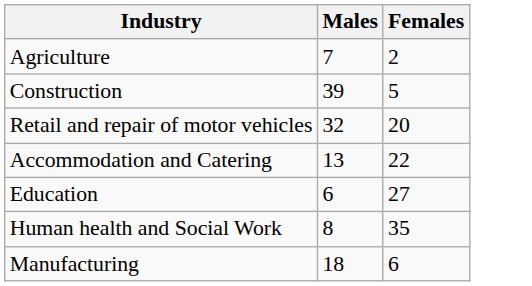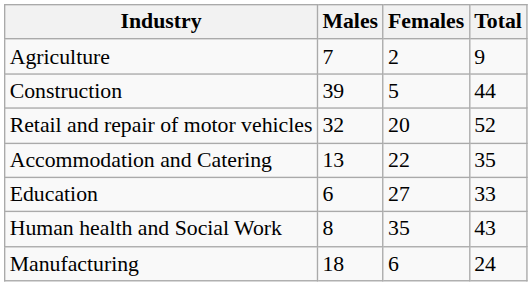+ column: (498, 21)
